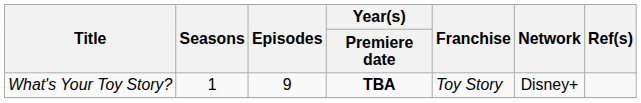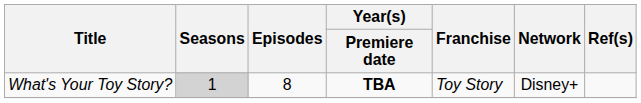(212, 85) no background -> (212, 85) lightgrey background
(287, 85) 9 -> (287, 85) 8
